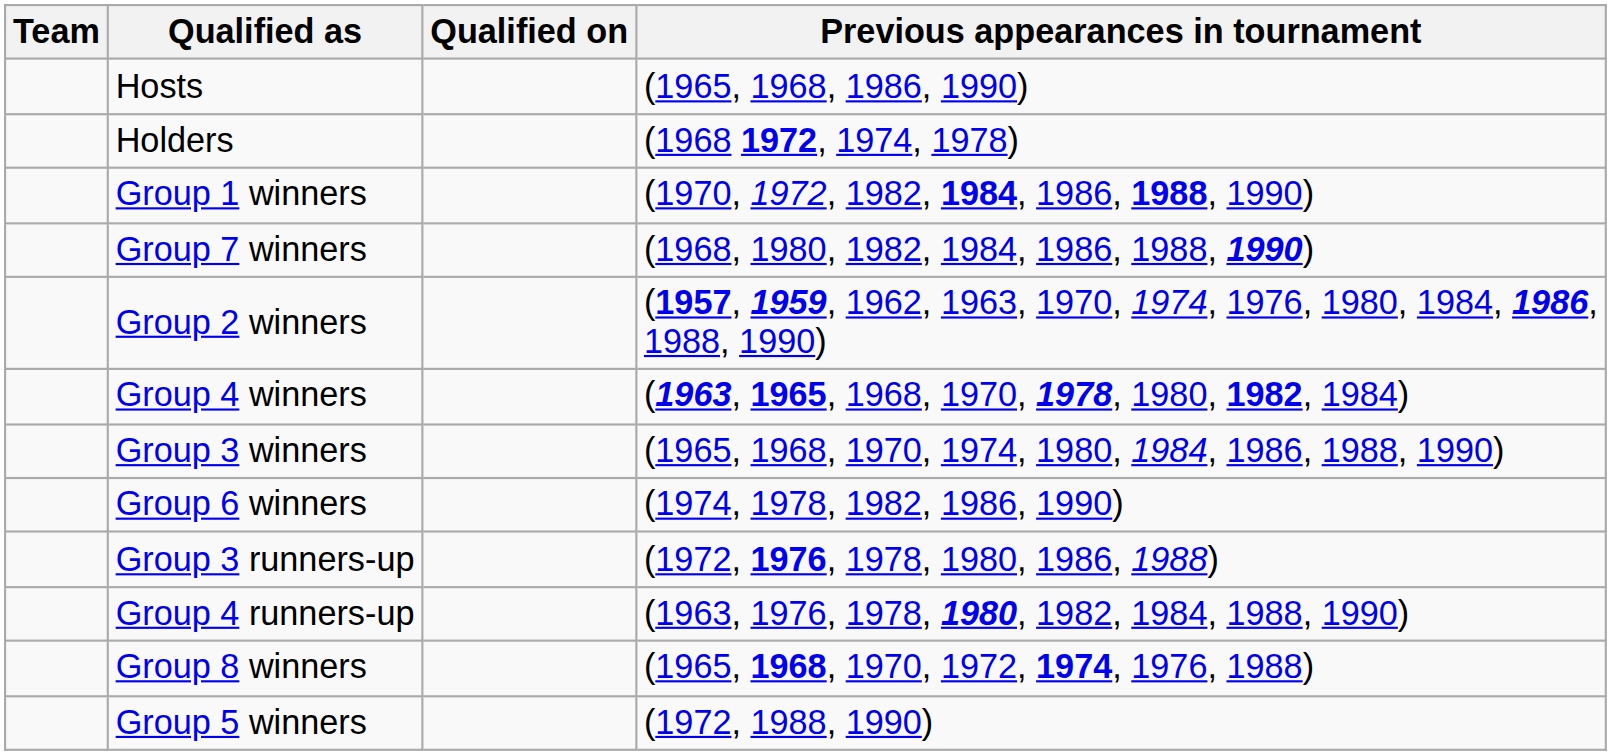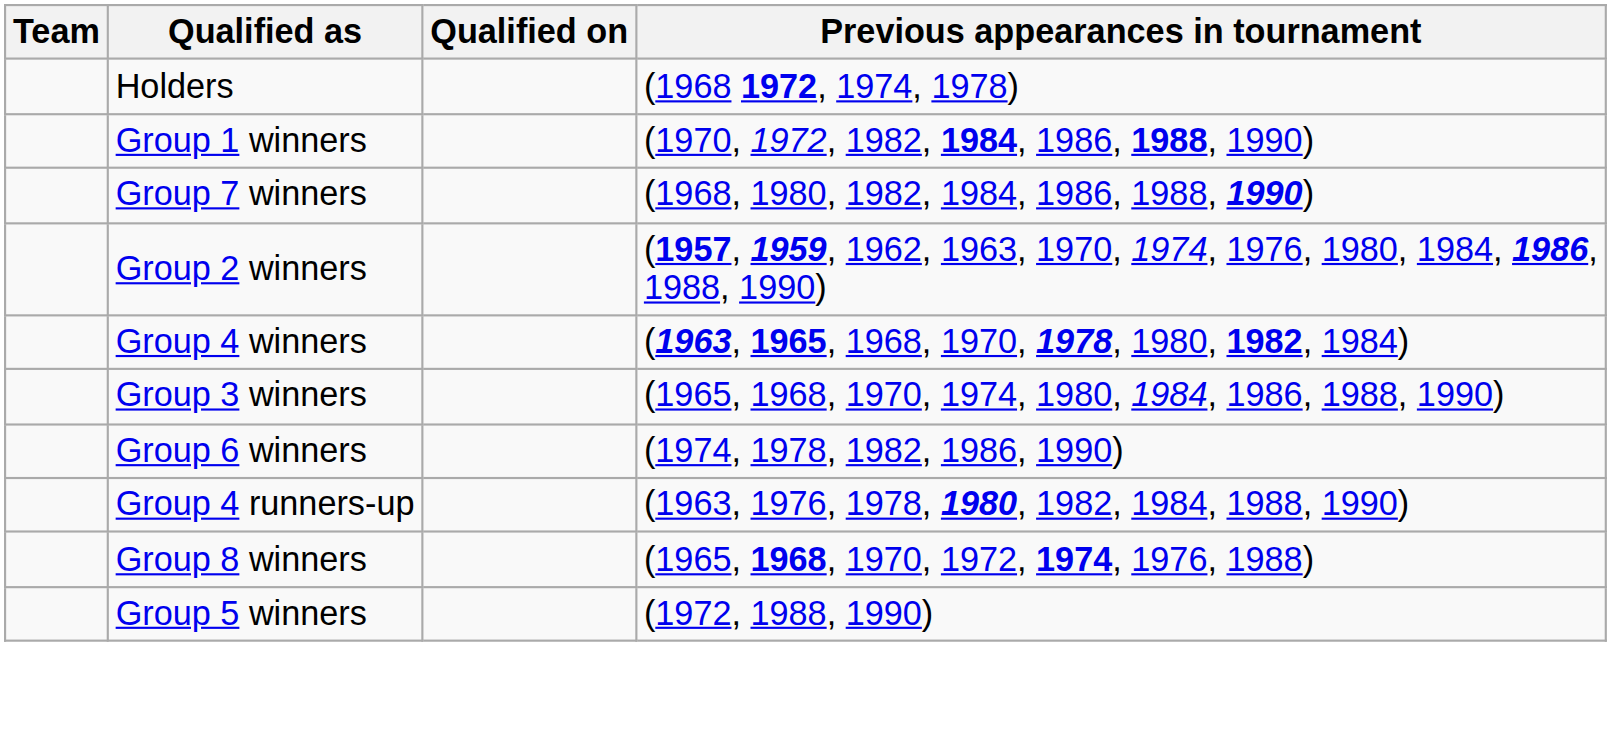- row: (159, 85)
- row: (265, 558)
